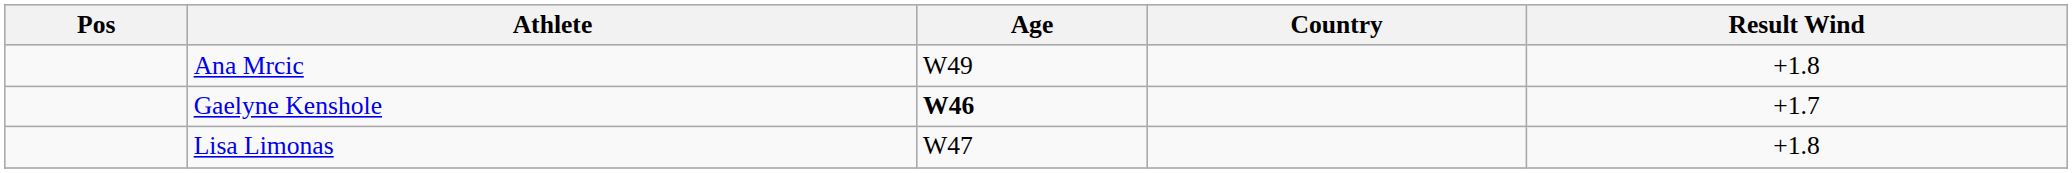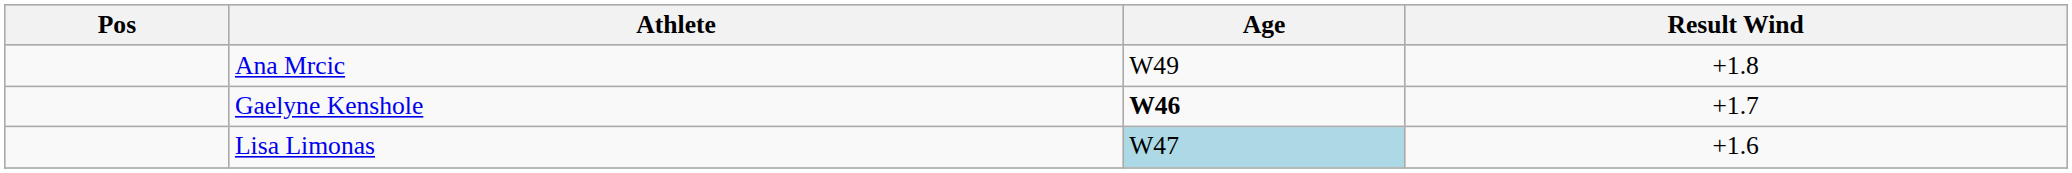- column: (1337, 24)
(948, 146) no background -> (1154, 146) lightblue background
(1797, 146) +1.8 -> (1736, 146) +1.6
